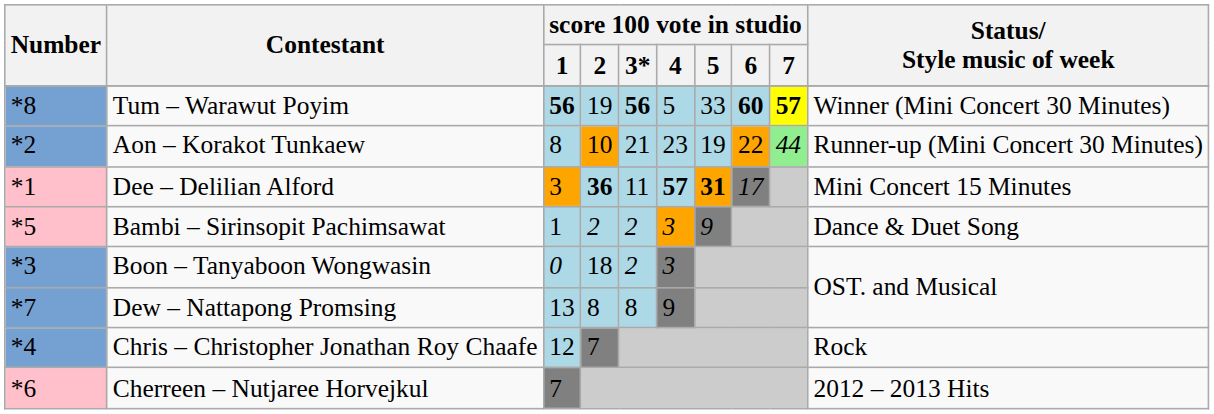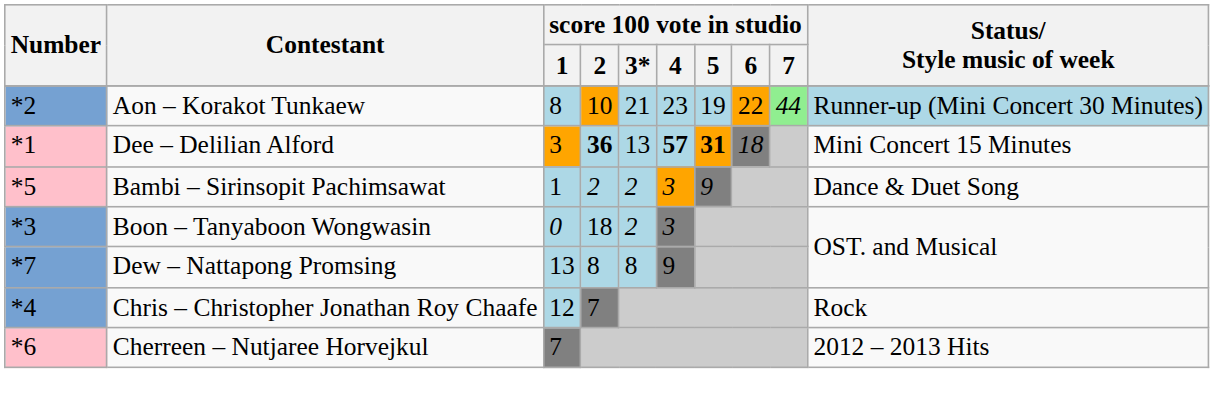- row: (231, 105)
(1008, 145) no background -> (1008, 105) lightblue background
(637, 186) 11 -> (637, 145) 13
(751, 186) 17 -> (751, 145) 18
